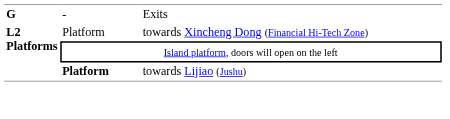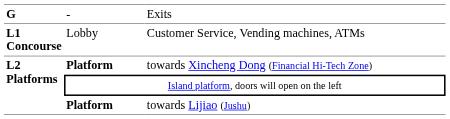+ row: (256, 32)
(83, 32) normal -> (90, 65) bold
